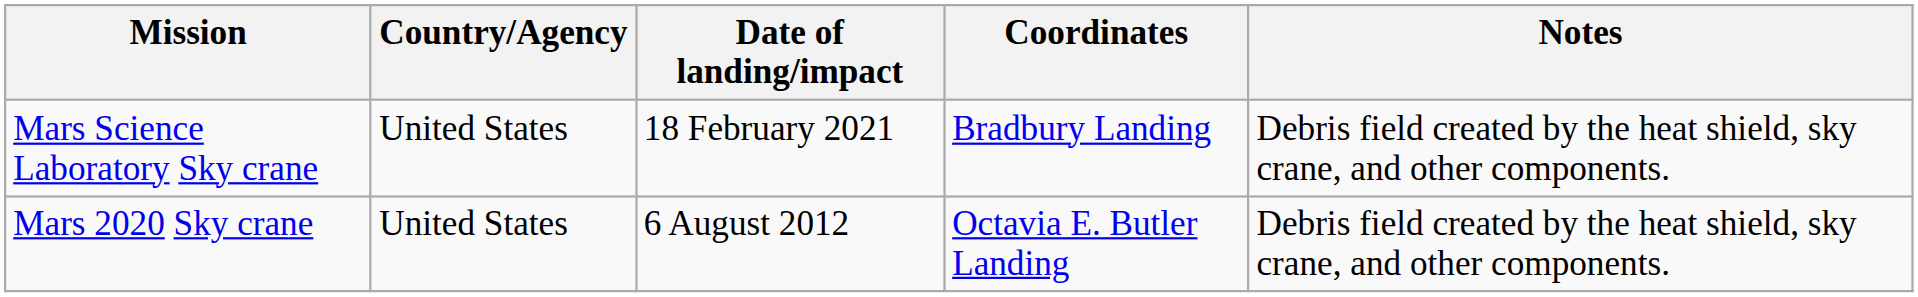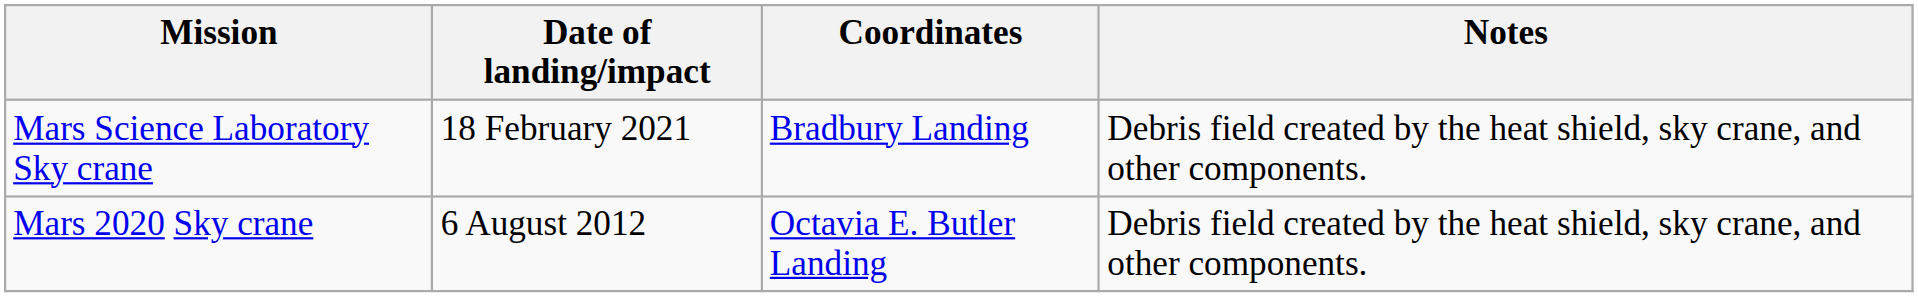- column: (503, 32)
